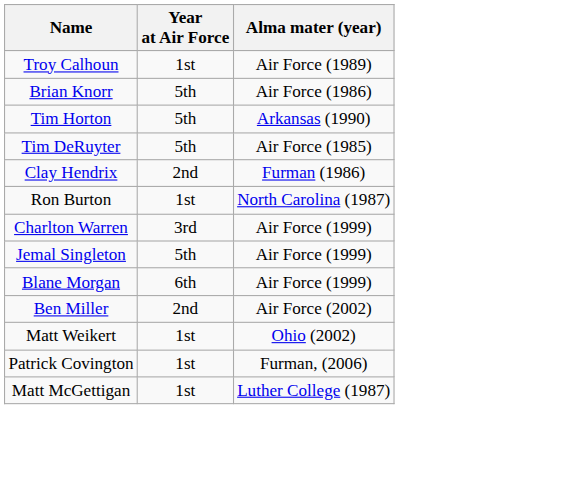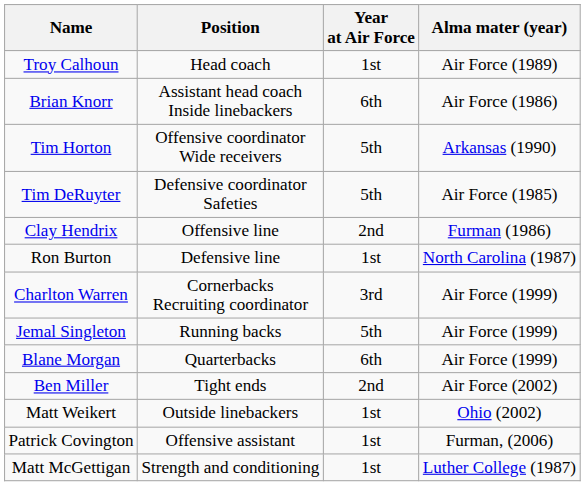+ column: (230, 27)
(185, 91) 5th -> (371, 101) 6th
